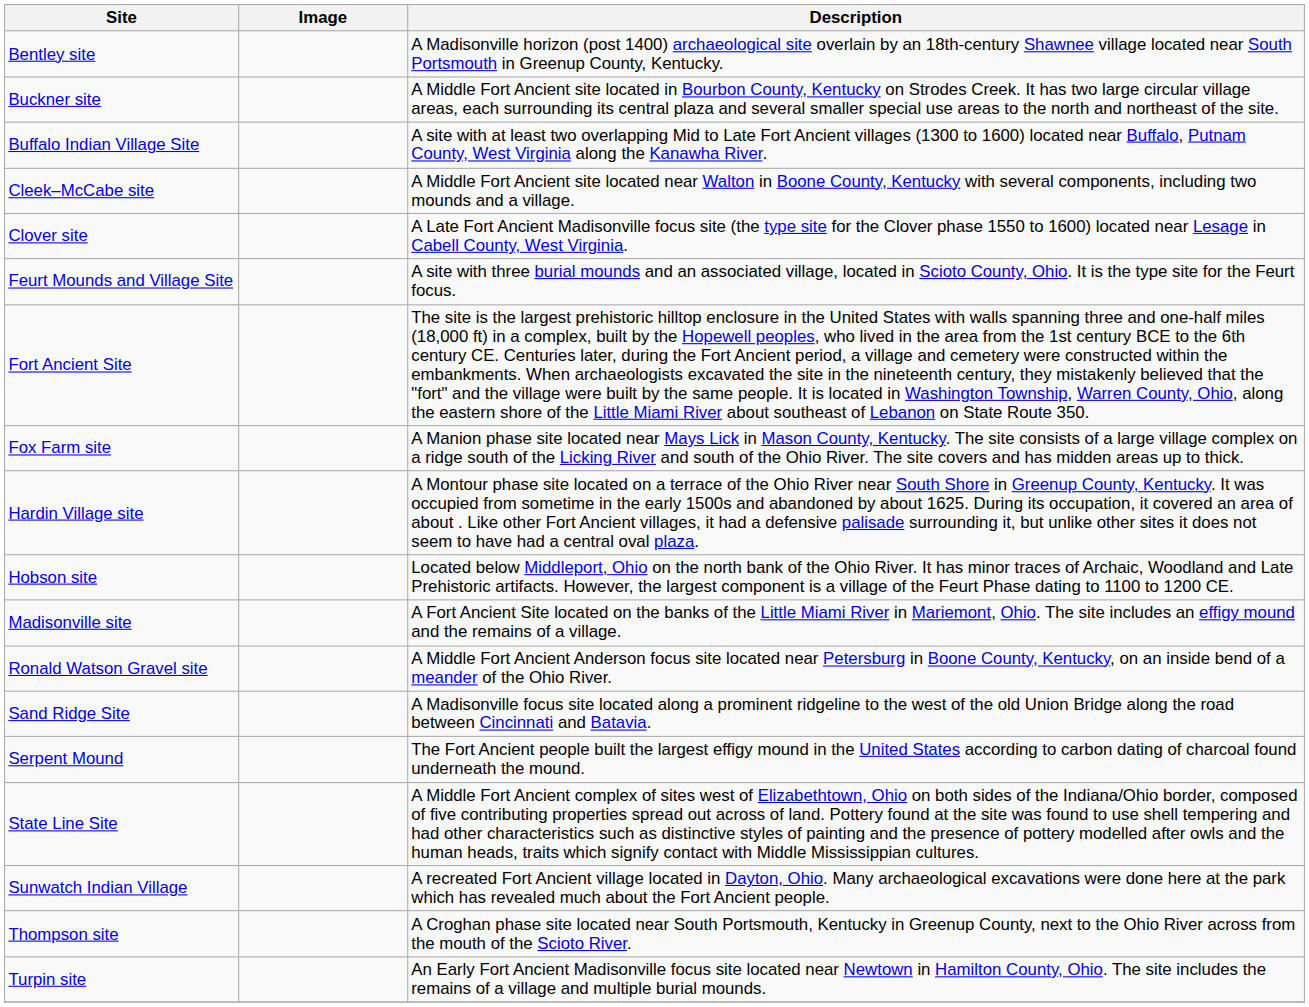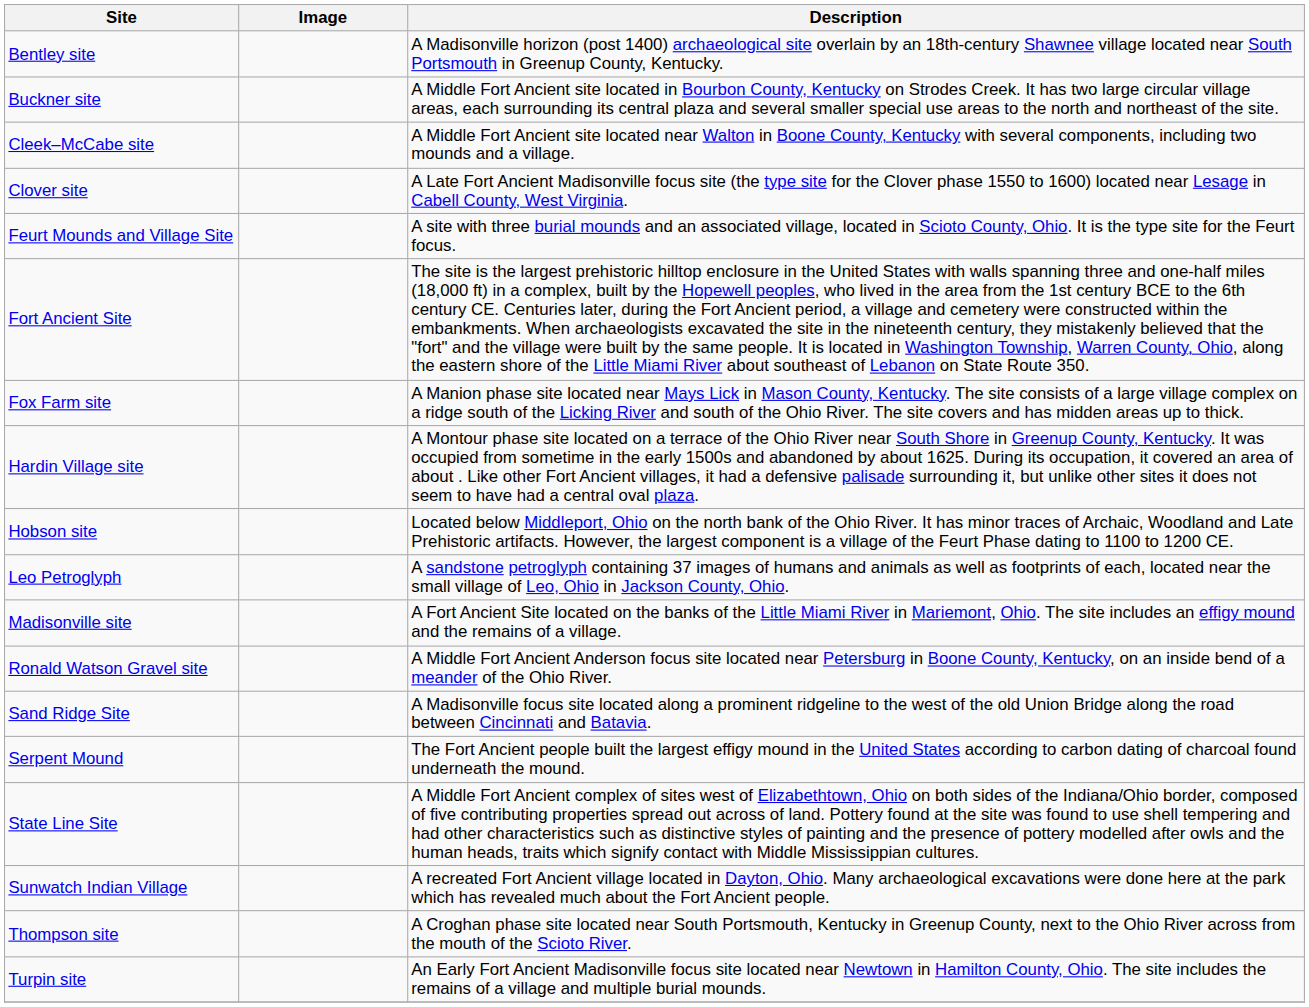- row: (104, 145)
+ row: (65, 577)
